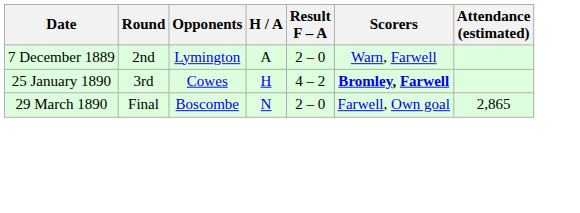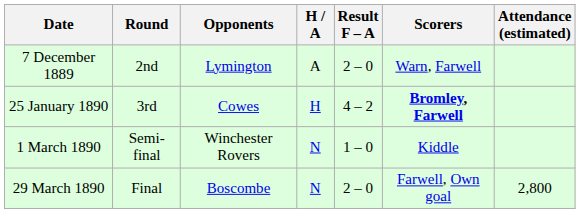+ row: (59, 147)
(494, 104) 2,865 -> (535, 187) 2,800
